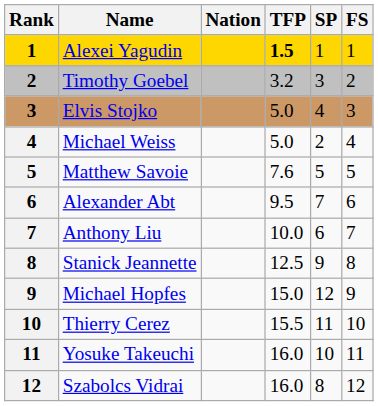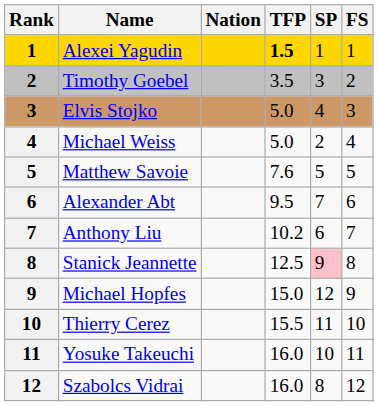(282, 80) 3.2 -> (282, 80) 3.5
(287, 232) 10.0 -> (287, 232) 10.2
(320, 263) no background -> (320, 263) pink background
